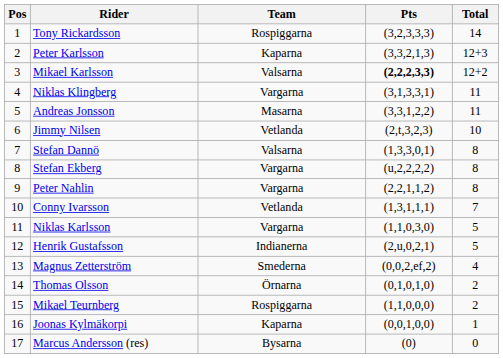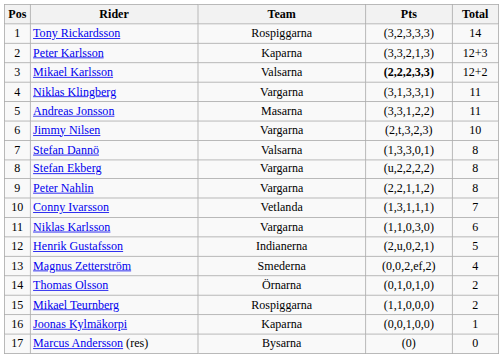(282, 130) Vetlanda -> (282, 130) Vargarna
(475, 227) 5 -> (475, 227) 6
